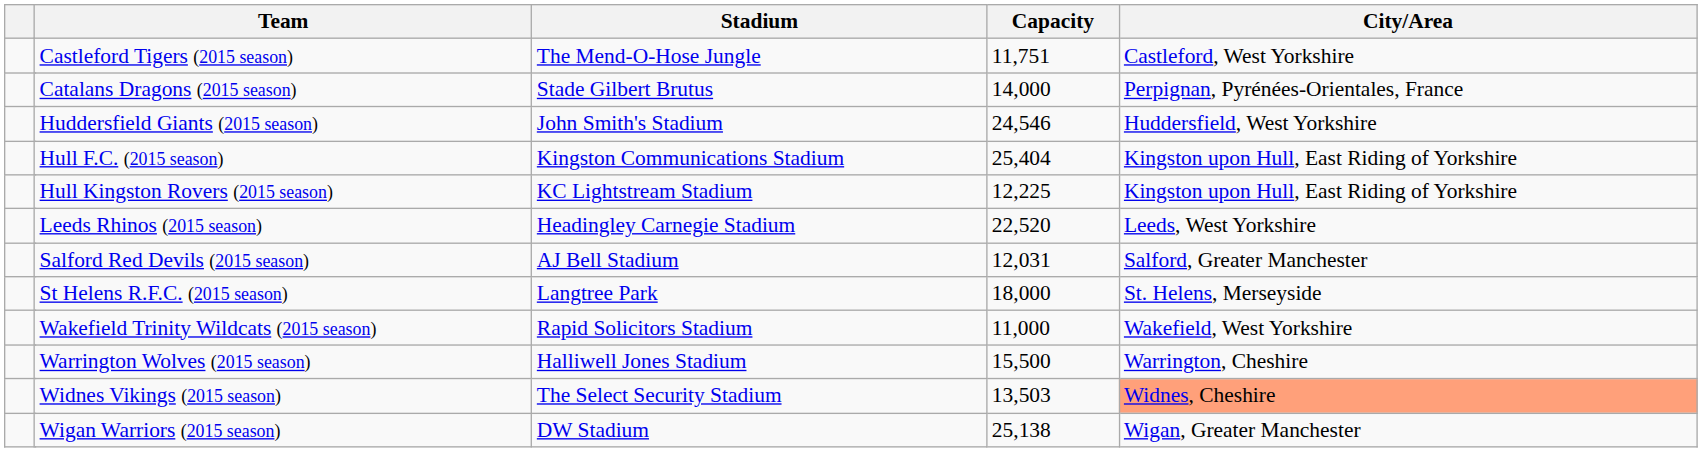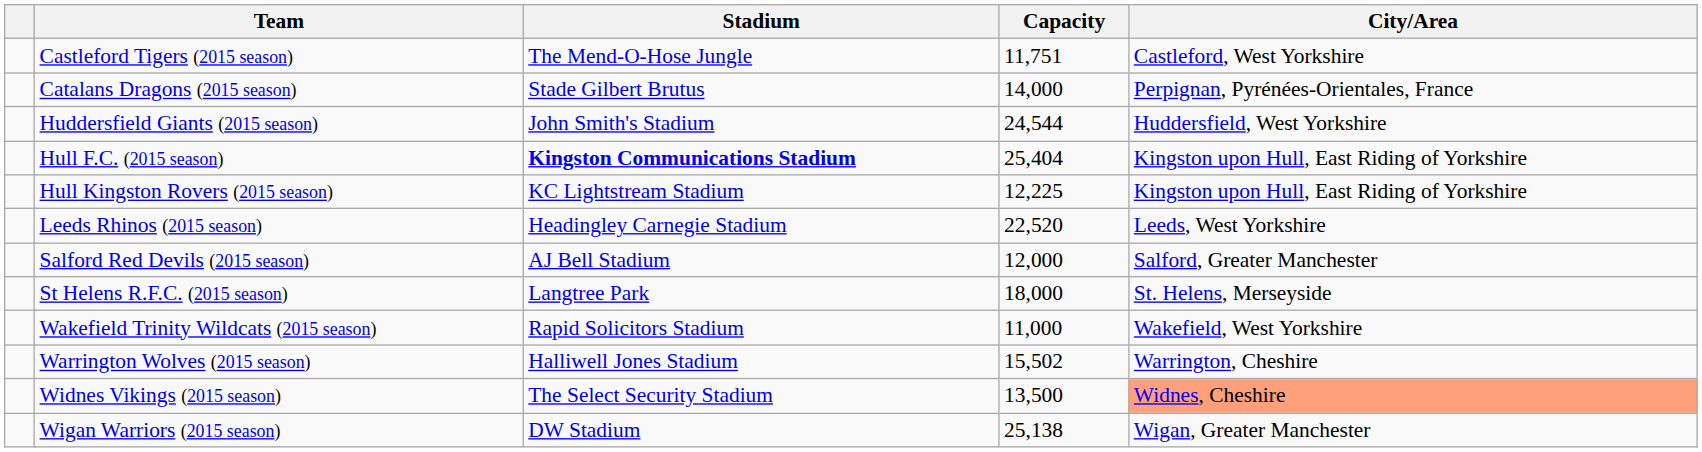(1021, 123) 24,546 -> (1034, 123) 24,544
(690, 157) normal -> (692, 157) bold
(1021, 259) 12,031 -> (1034, 259) 12,000
(1021, 361) 15,500 -> (1034, 361) 15,502
(1021, 395) 13,503 -> (1034, 395) 13,500
